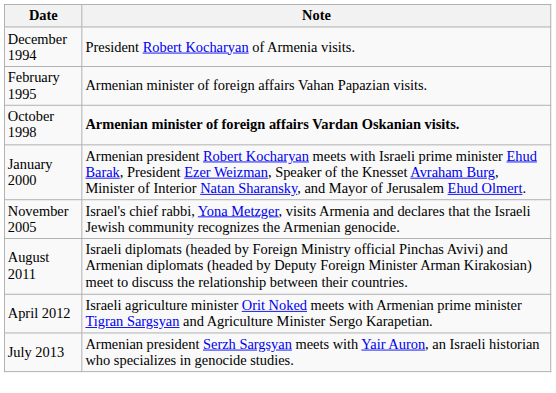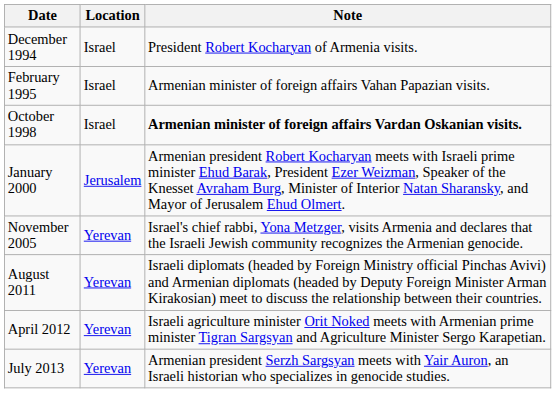+ column: (113, 15)
